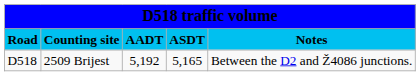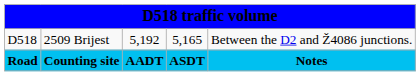rows swapped: (23, 39) <-> (22, 60)
